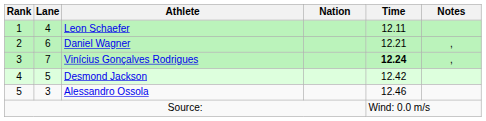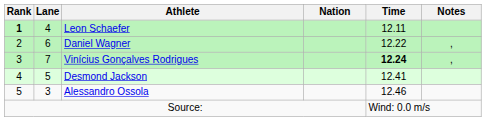(19, 28) normal -> (19, 28) bold
(394, 44) 12.21 -> (394, 44) 12.22
(394, 76) 12.42 -> (394, 76) 12.41
